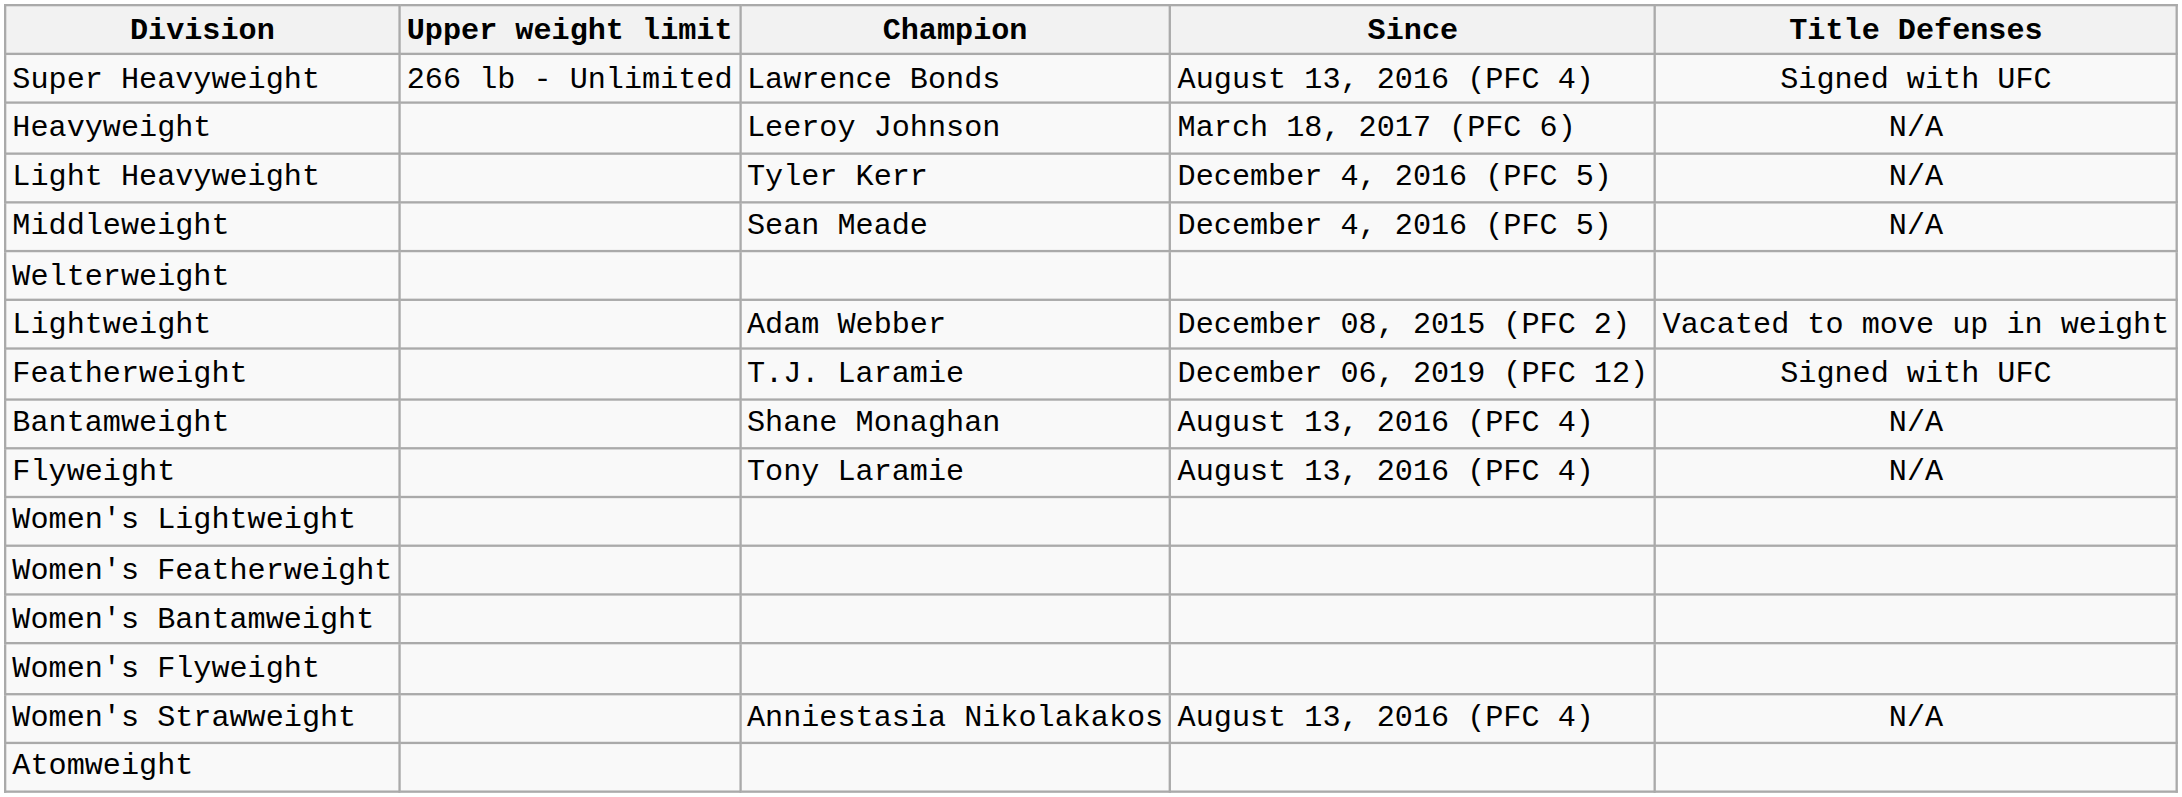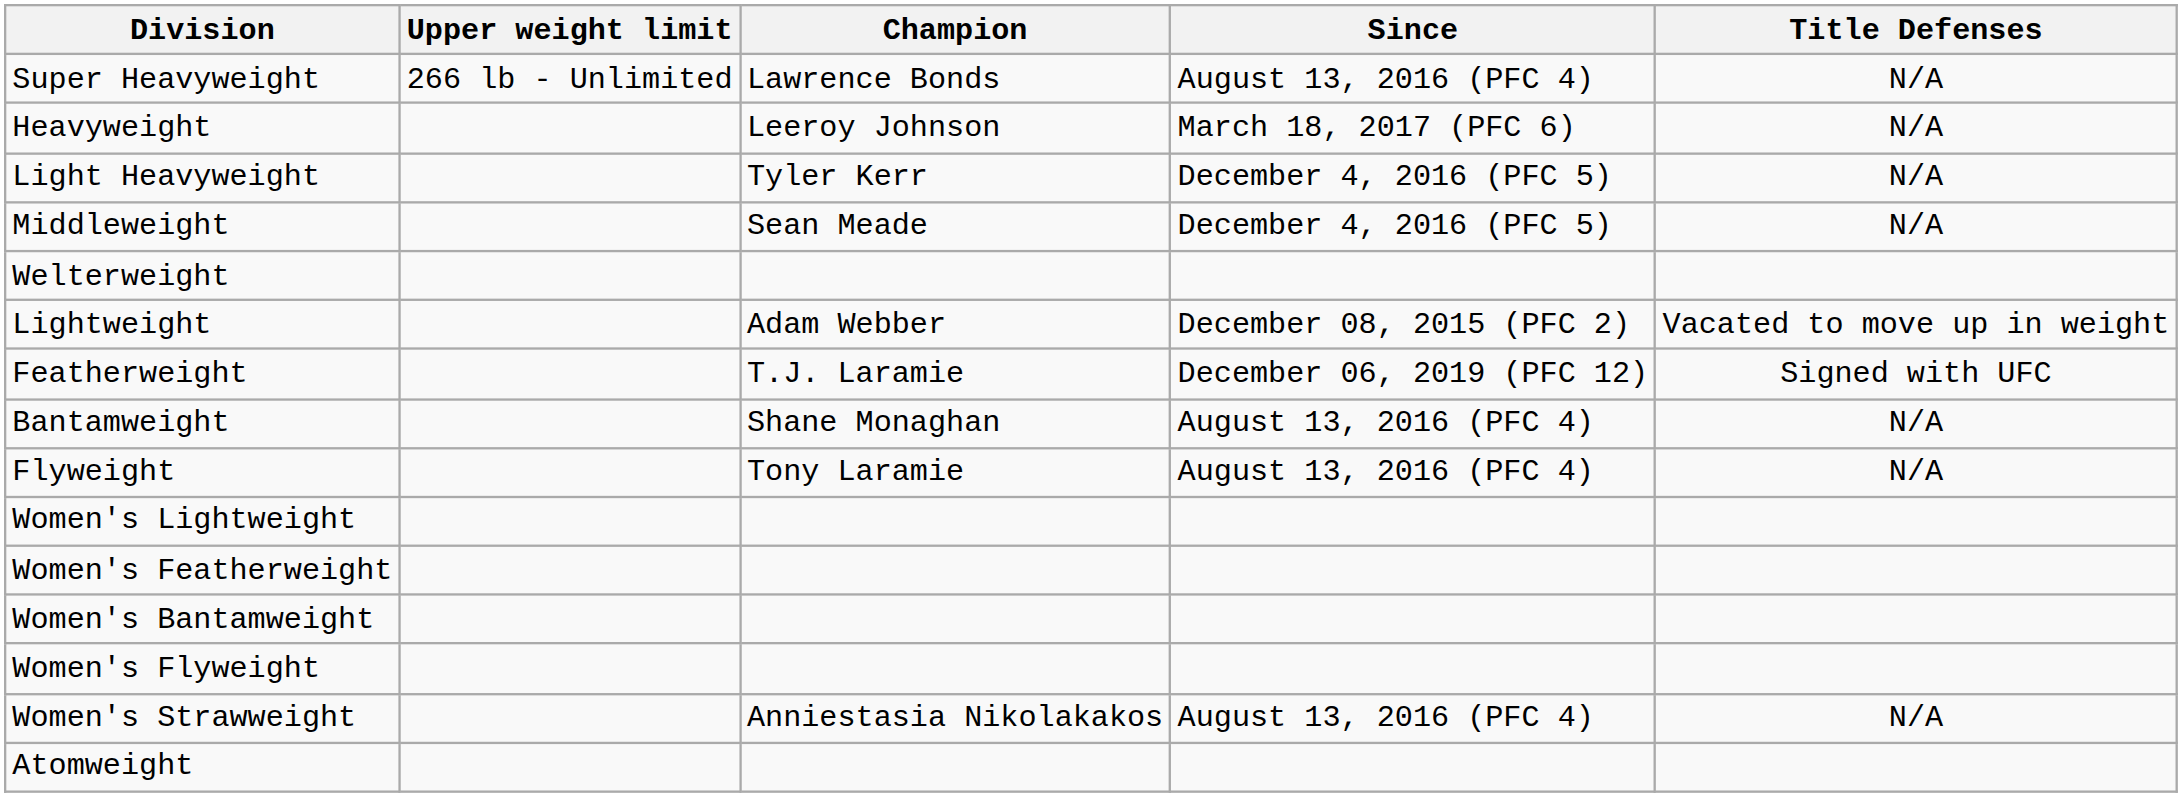(1916, 79) Signed with UFC -> (1916, 79) N/A
